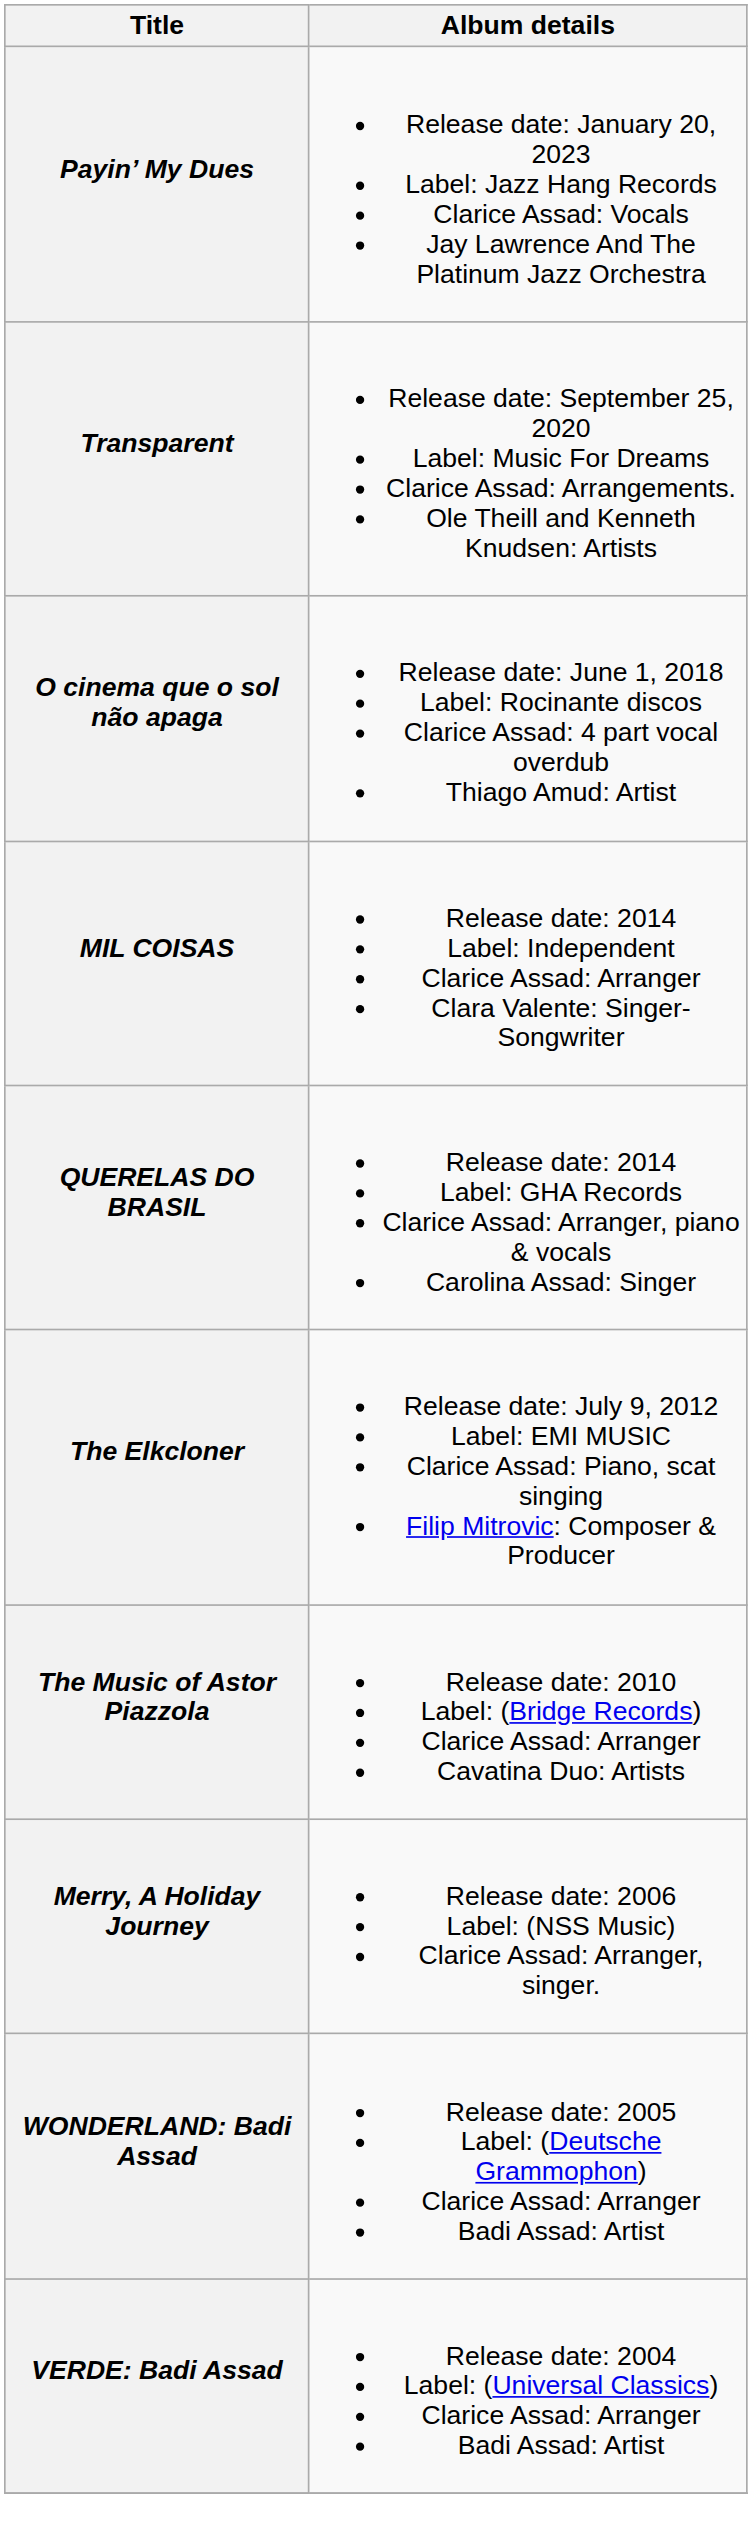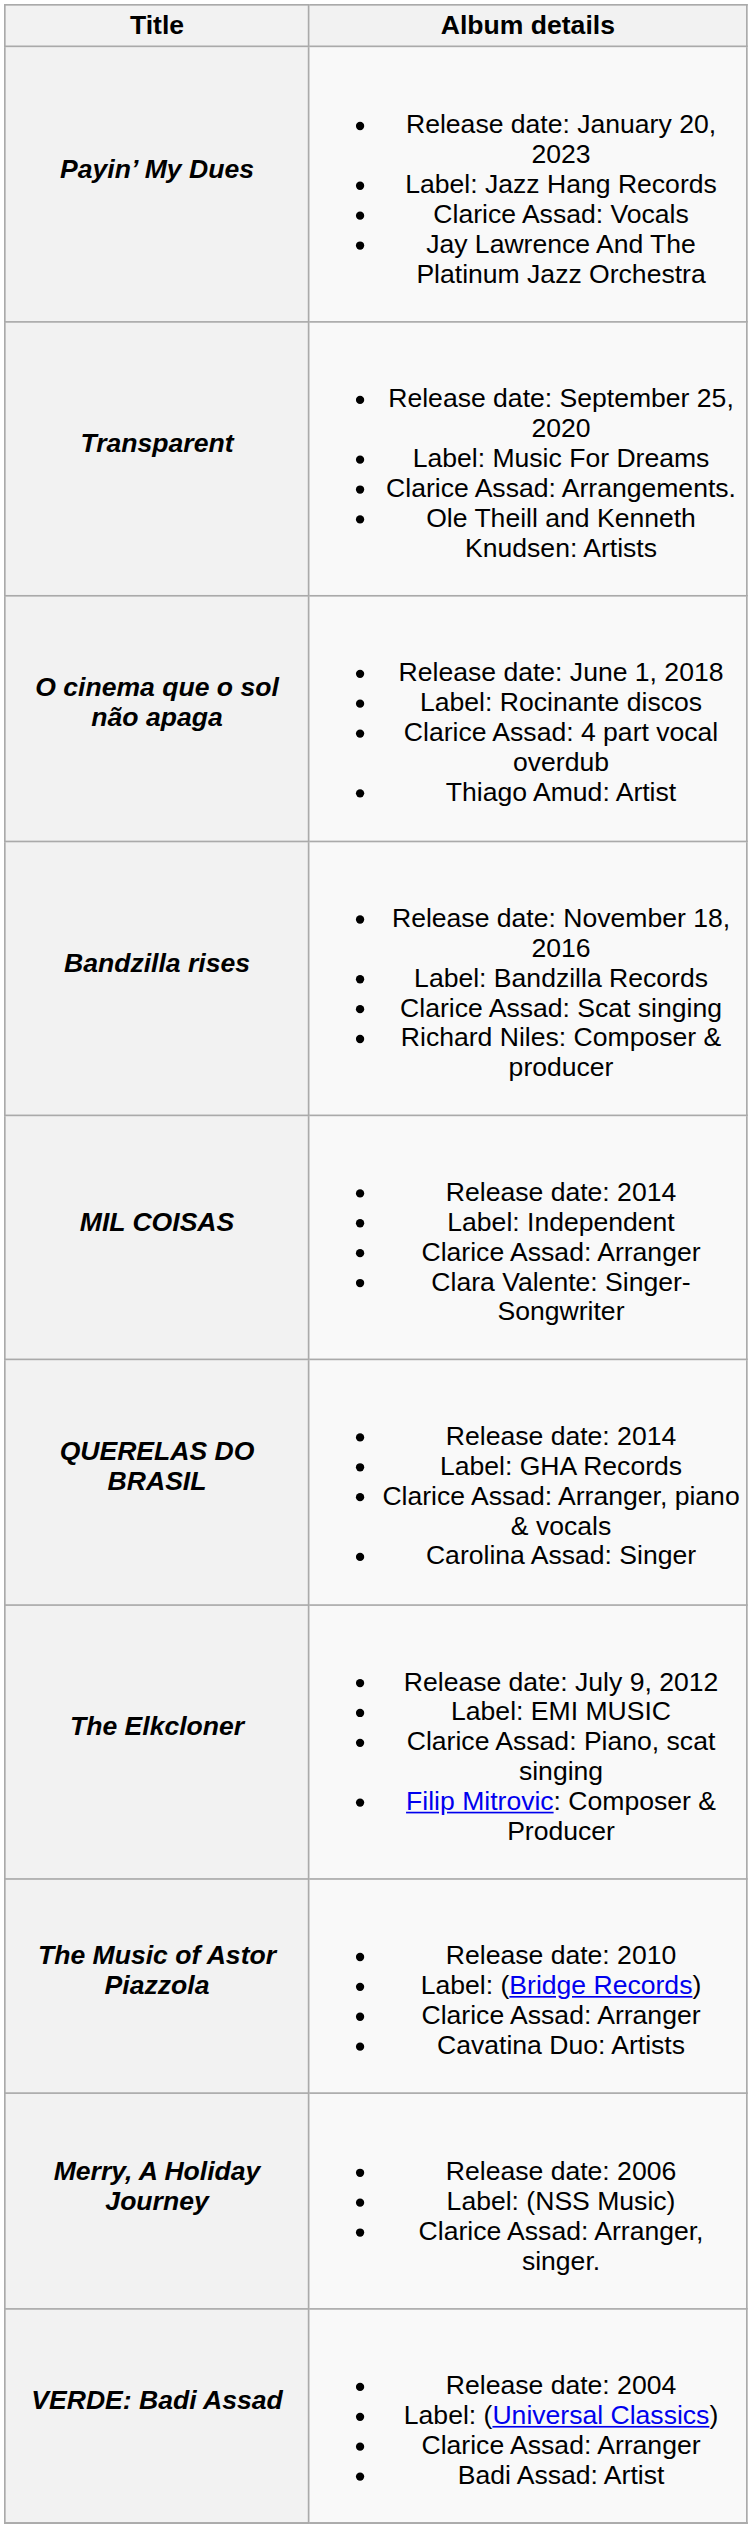+ row: (157, 962)
- row: (157, 2141)
